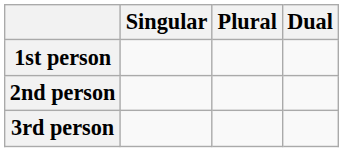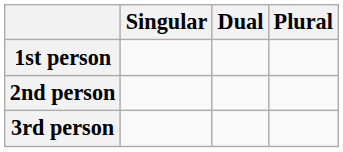columns swapped: (310, 22) <-> (247, 22)
